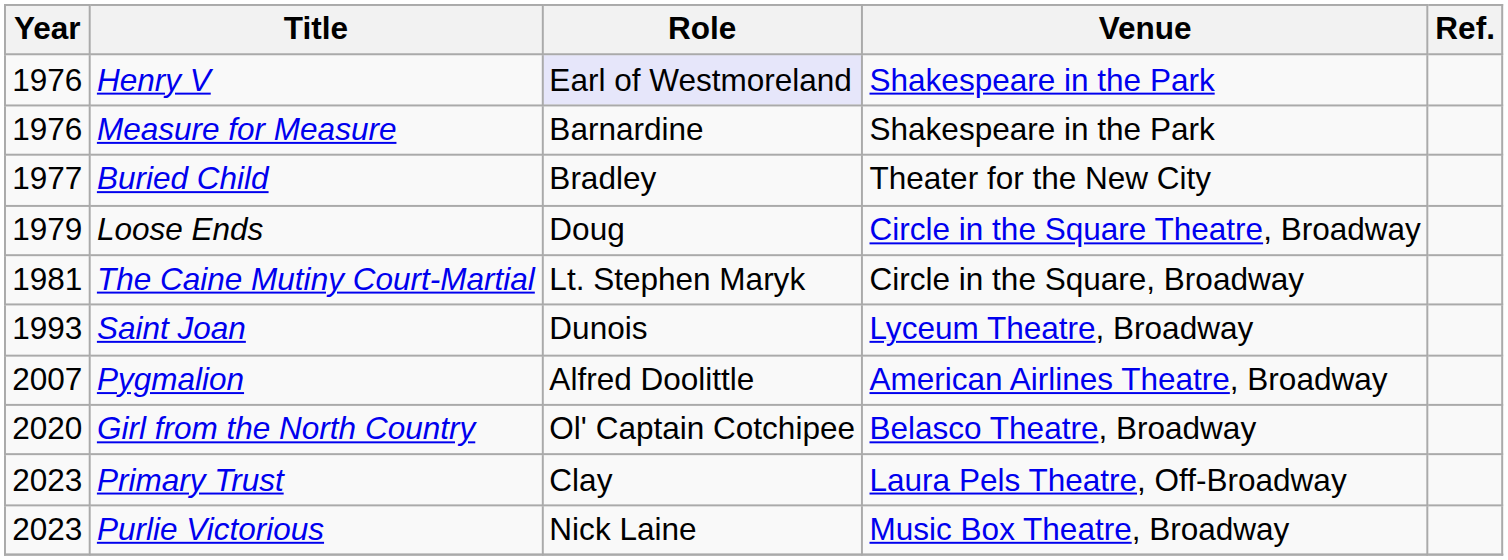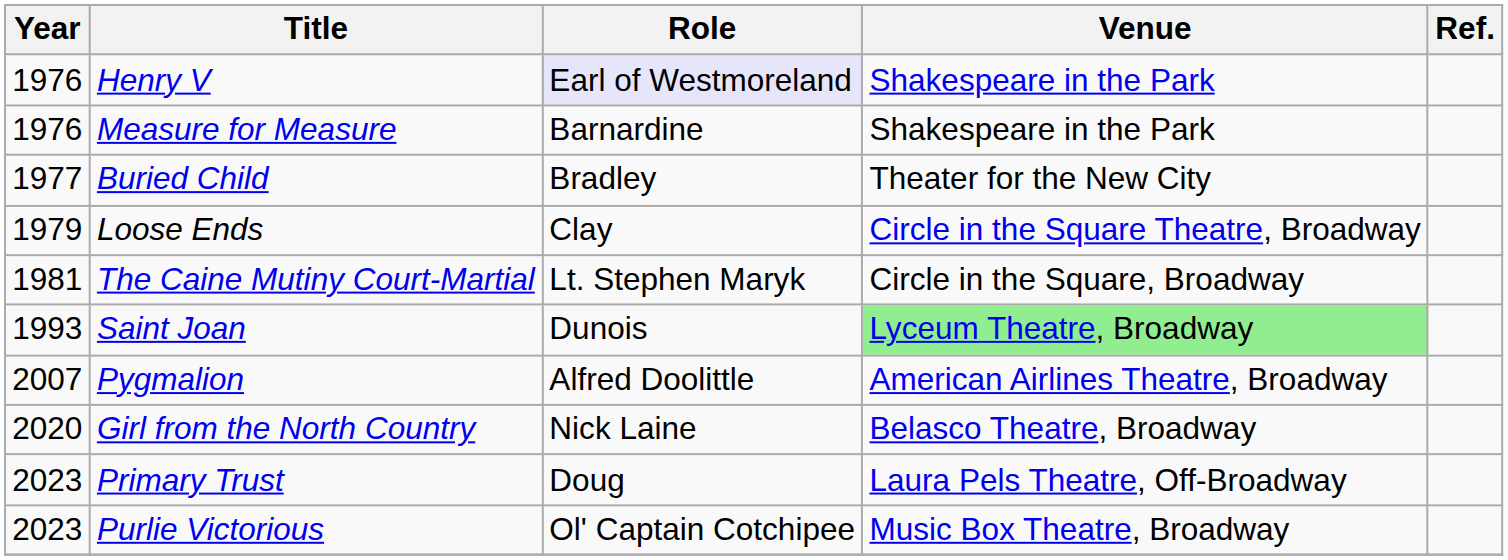(587, 229) Doug -> (581, 229) Clay
(1061, 329) no background -> (1061, 329) lightgreen background
(702, 429) Ol' Captain Cotchipee -> (623, 429) Nick Laine
(581, 479) Clay -> (587, 479) Doug
(623, 529) Nick Laine -> (702, 529) Ol' Captain Cotchipee
